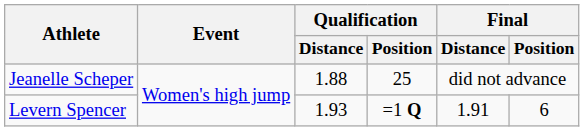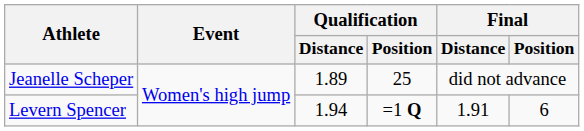(331, 79) 1.88 -> (331, 79) 1.89
(331, 110) 1.93 -> (331, 110) 1.94
